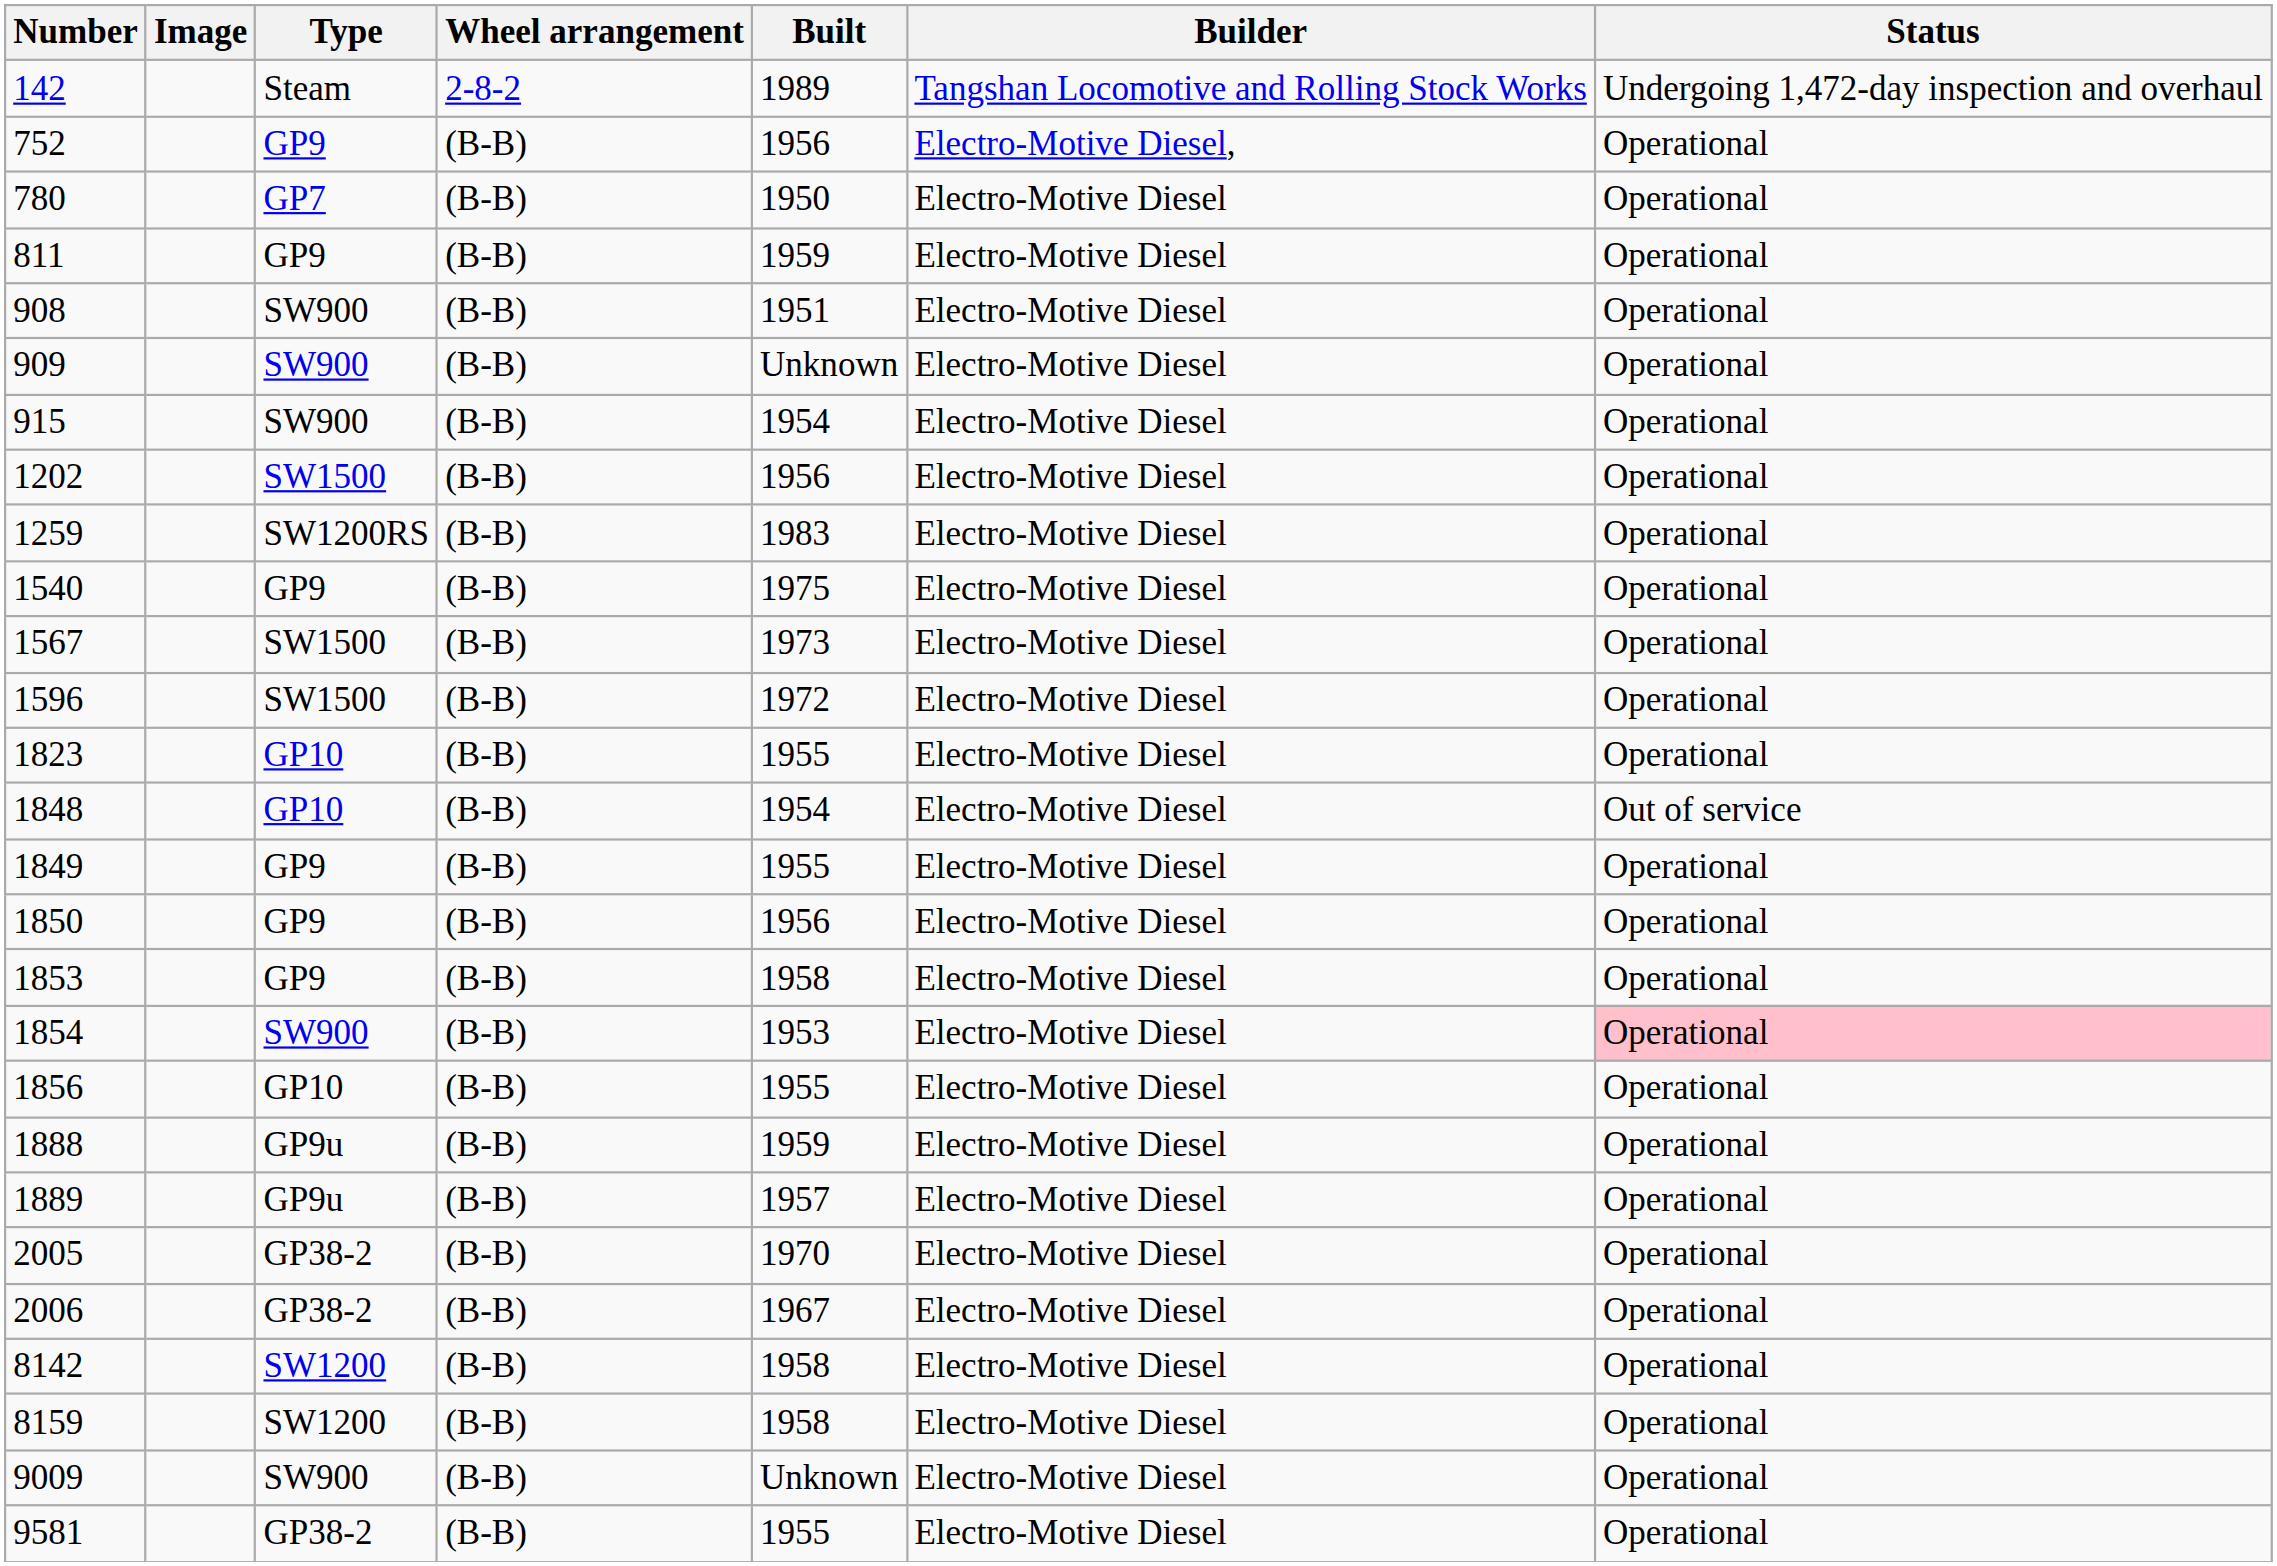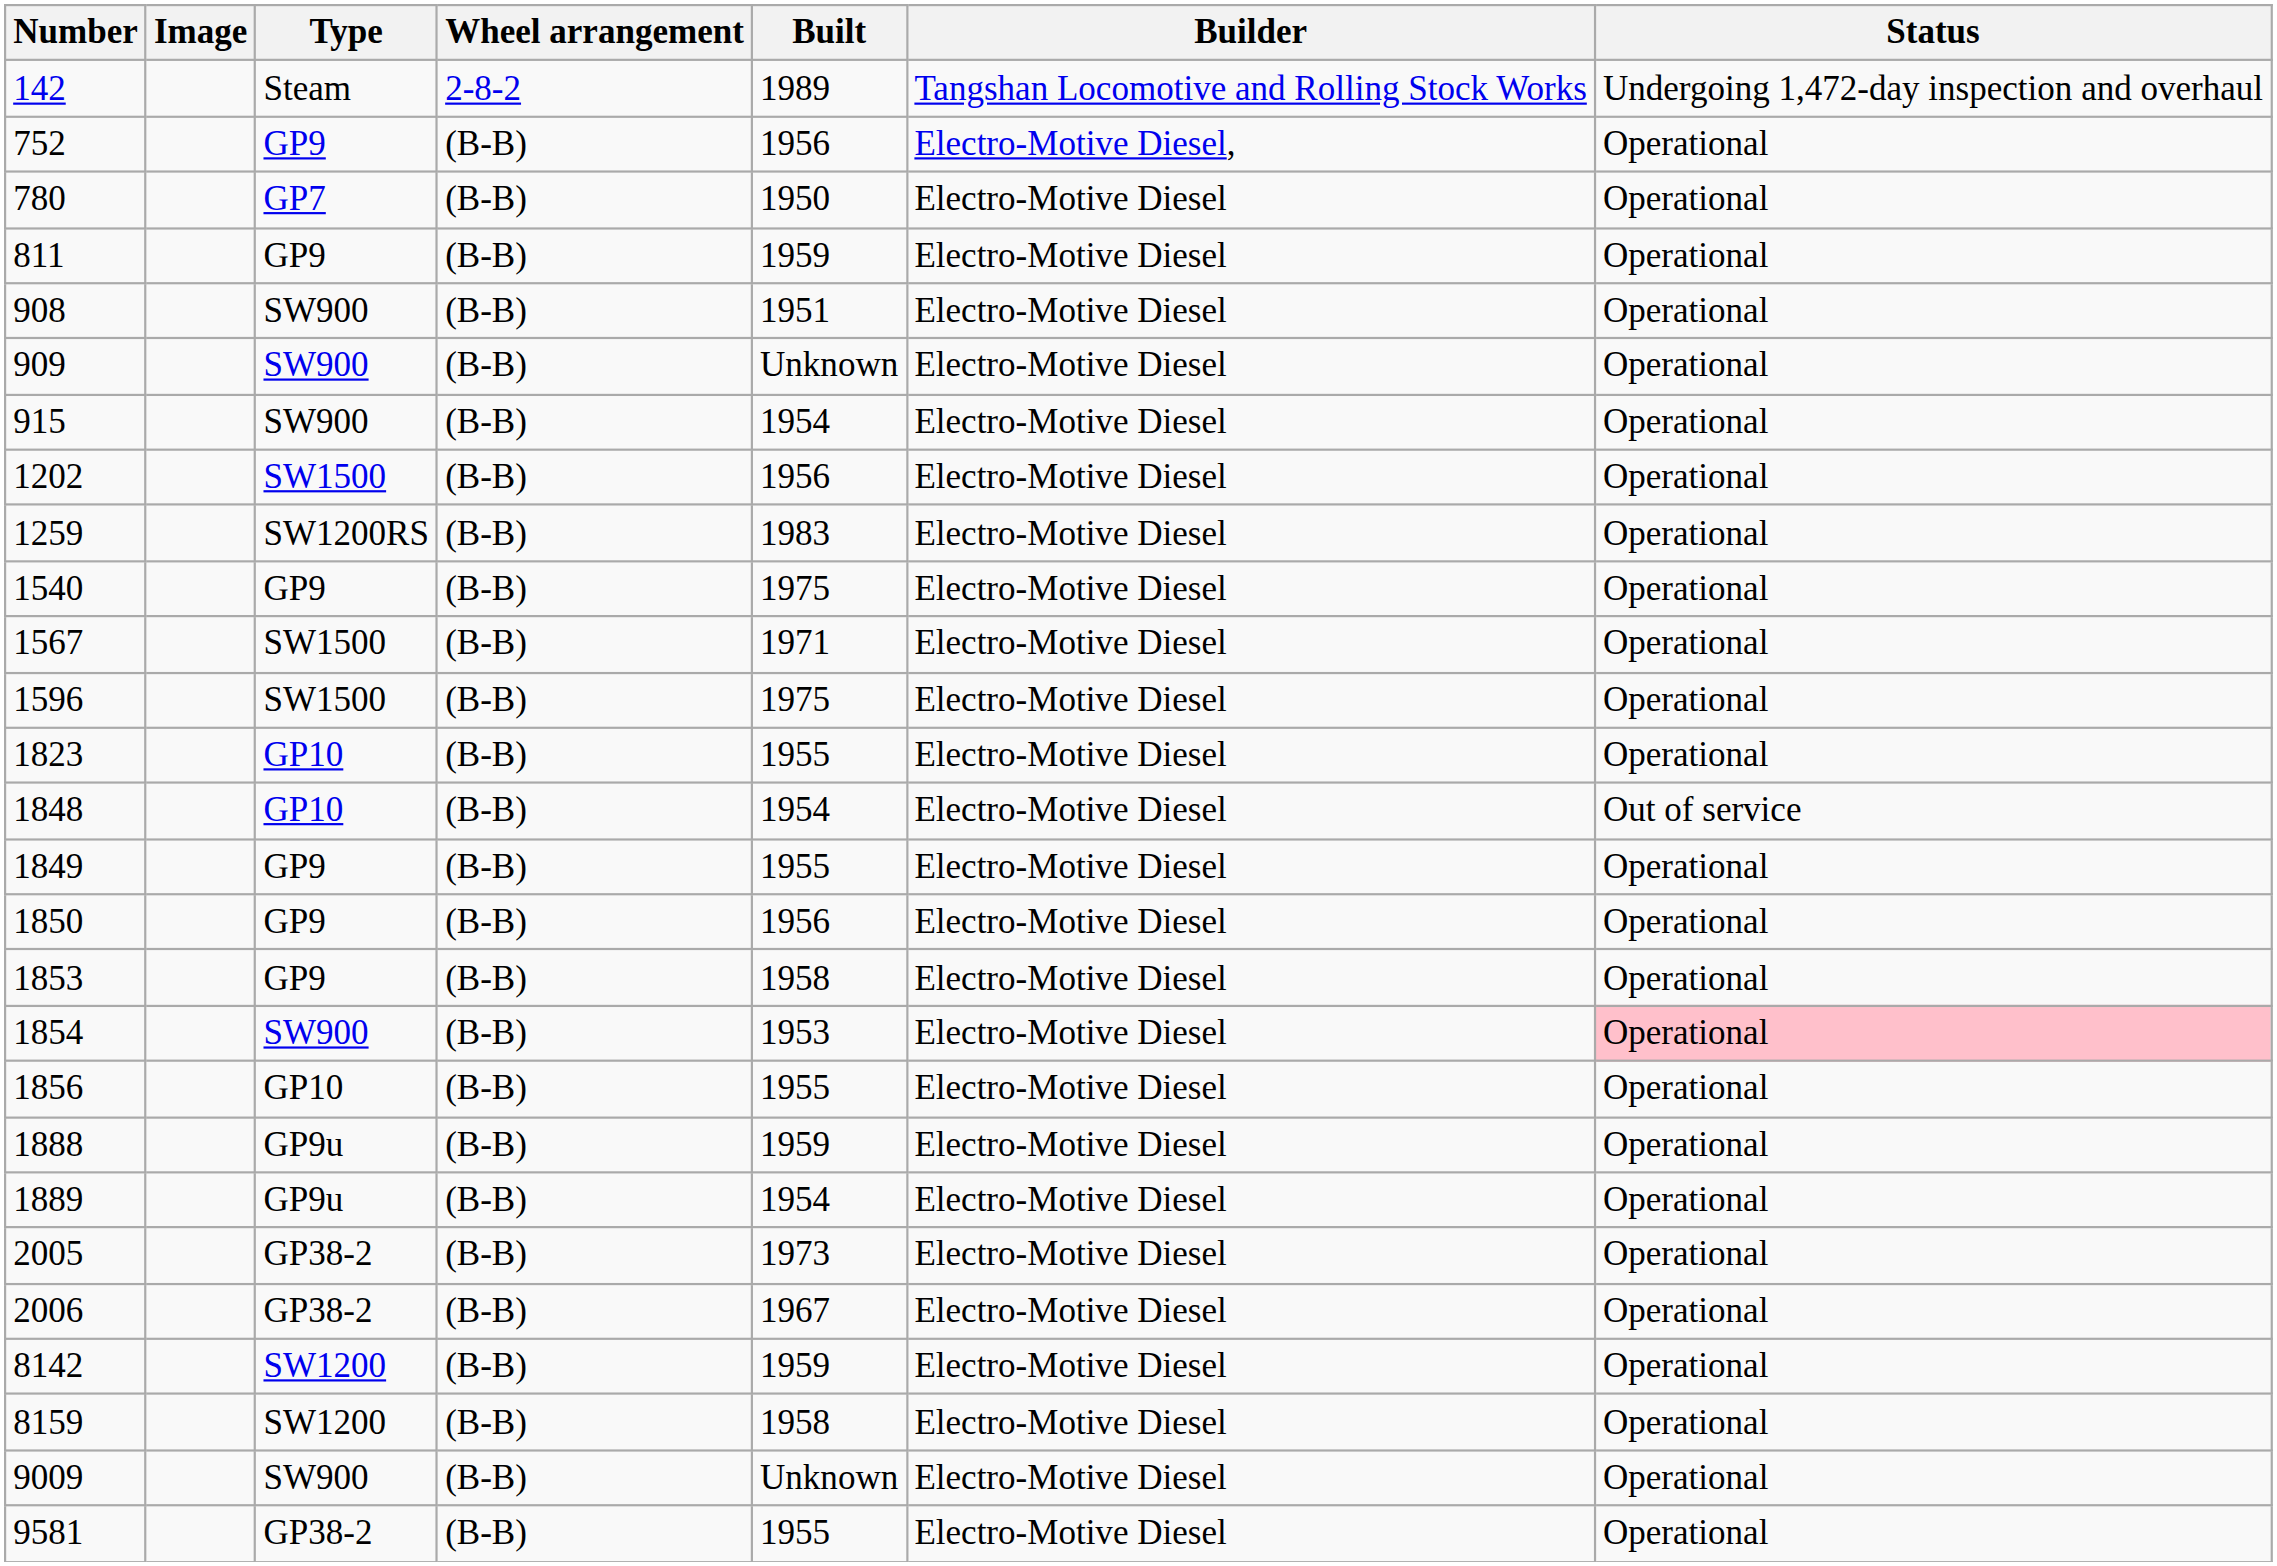(795, 643) 1973 -> (795, 643) 1971
(795, 699) 1972 -> (795, 699) 1975
(795, 1199) 1957 -> (795, 1199) 1954
(795, 1254) 1970 -> (795, 1254) 1973
(795, 1365) 1958 -> (795, 1365) 1959
